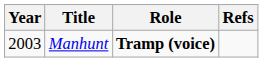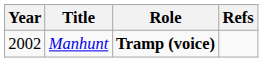(25, 43) 2003 -> (25, 43) 2002
